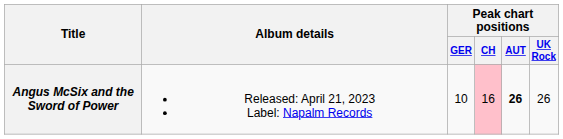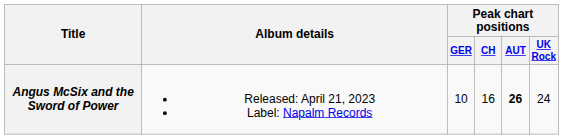(488, 99) pink background -> (488, 99) no background
(544, 99) 26 -> (544, 99) 24
